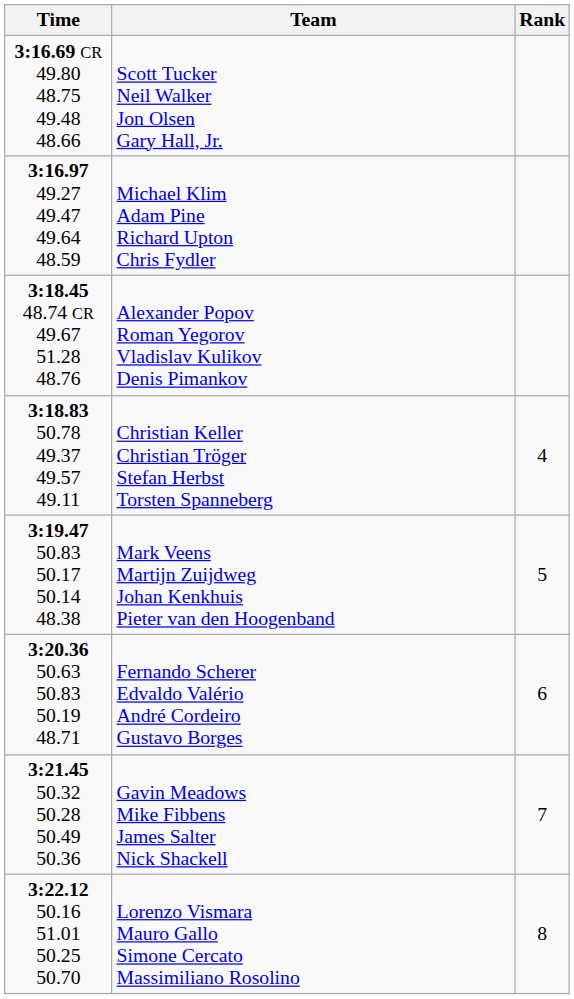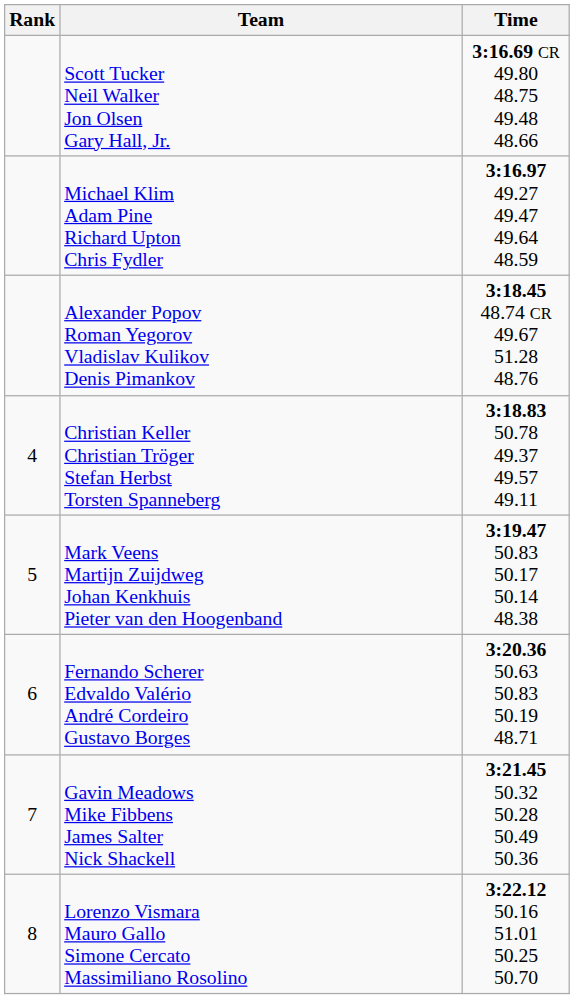columns swapped: (542, 20) <-> (58, 20)
